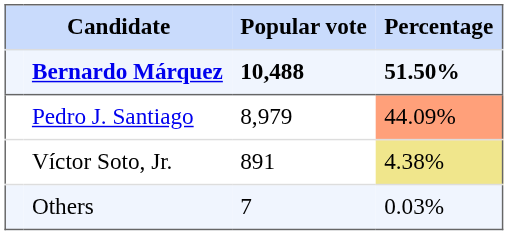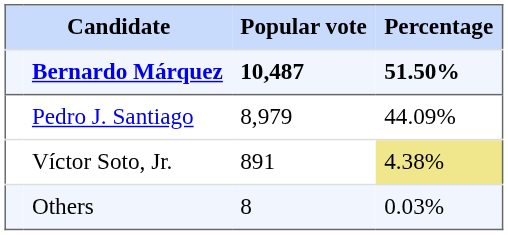(272, 71) 10,488 -> (272, 71) 10,487
(420, 116) lightsalmon background -> (420, 116) no background
(246, 206) 7 -> (246, 206) 8
